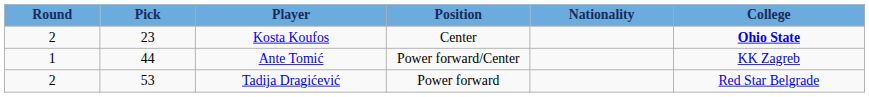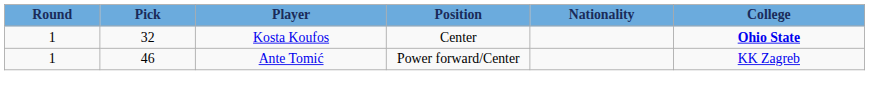(52, 37) 2 -> (52, 37) 1
(148, 37) 23 -> (148, 37) 32
(148, 59) 44 -> (148, 59) 46
- row: (291, 80)
